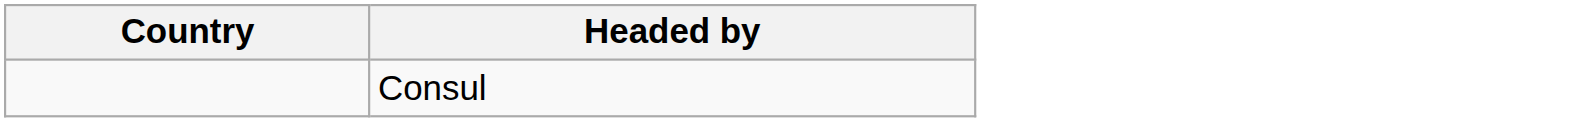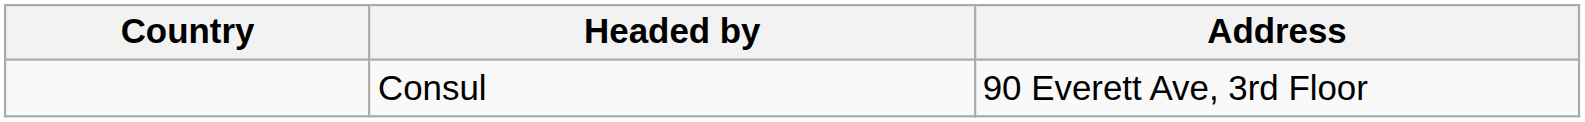+ column: (1277, 32)
